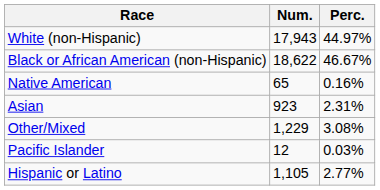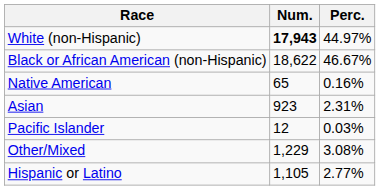(295, 38) normal -> (295, 38) bold
rows swapped: (56, 151) <-> (47, 128)
